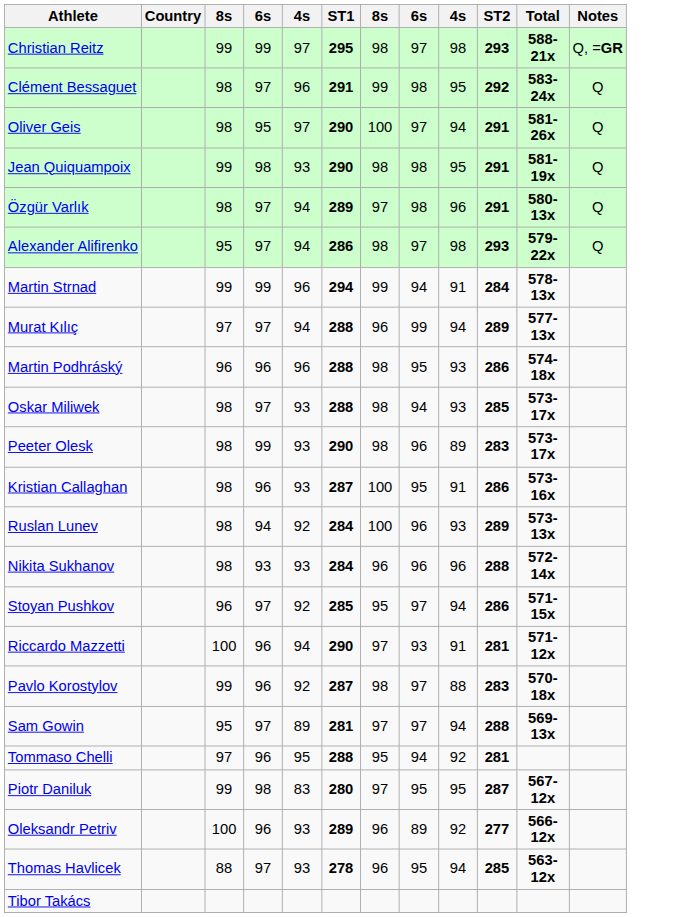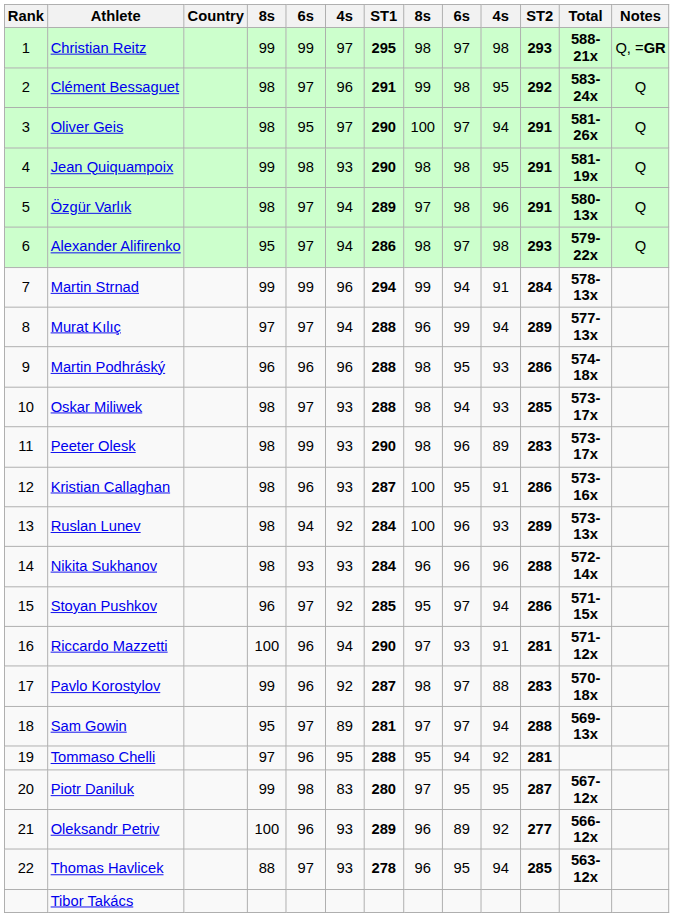+ column: (26, 16)
